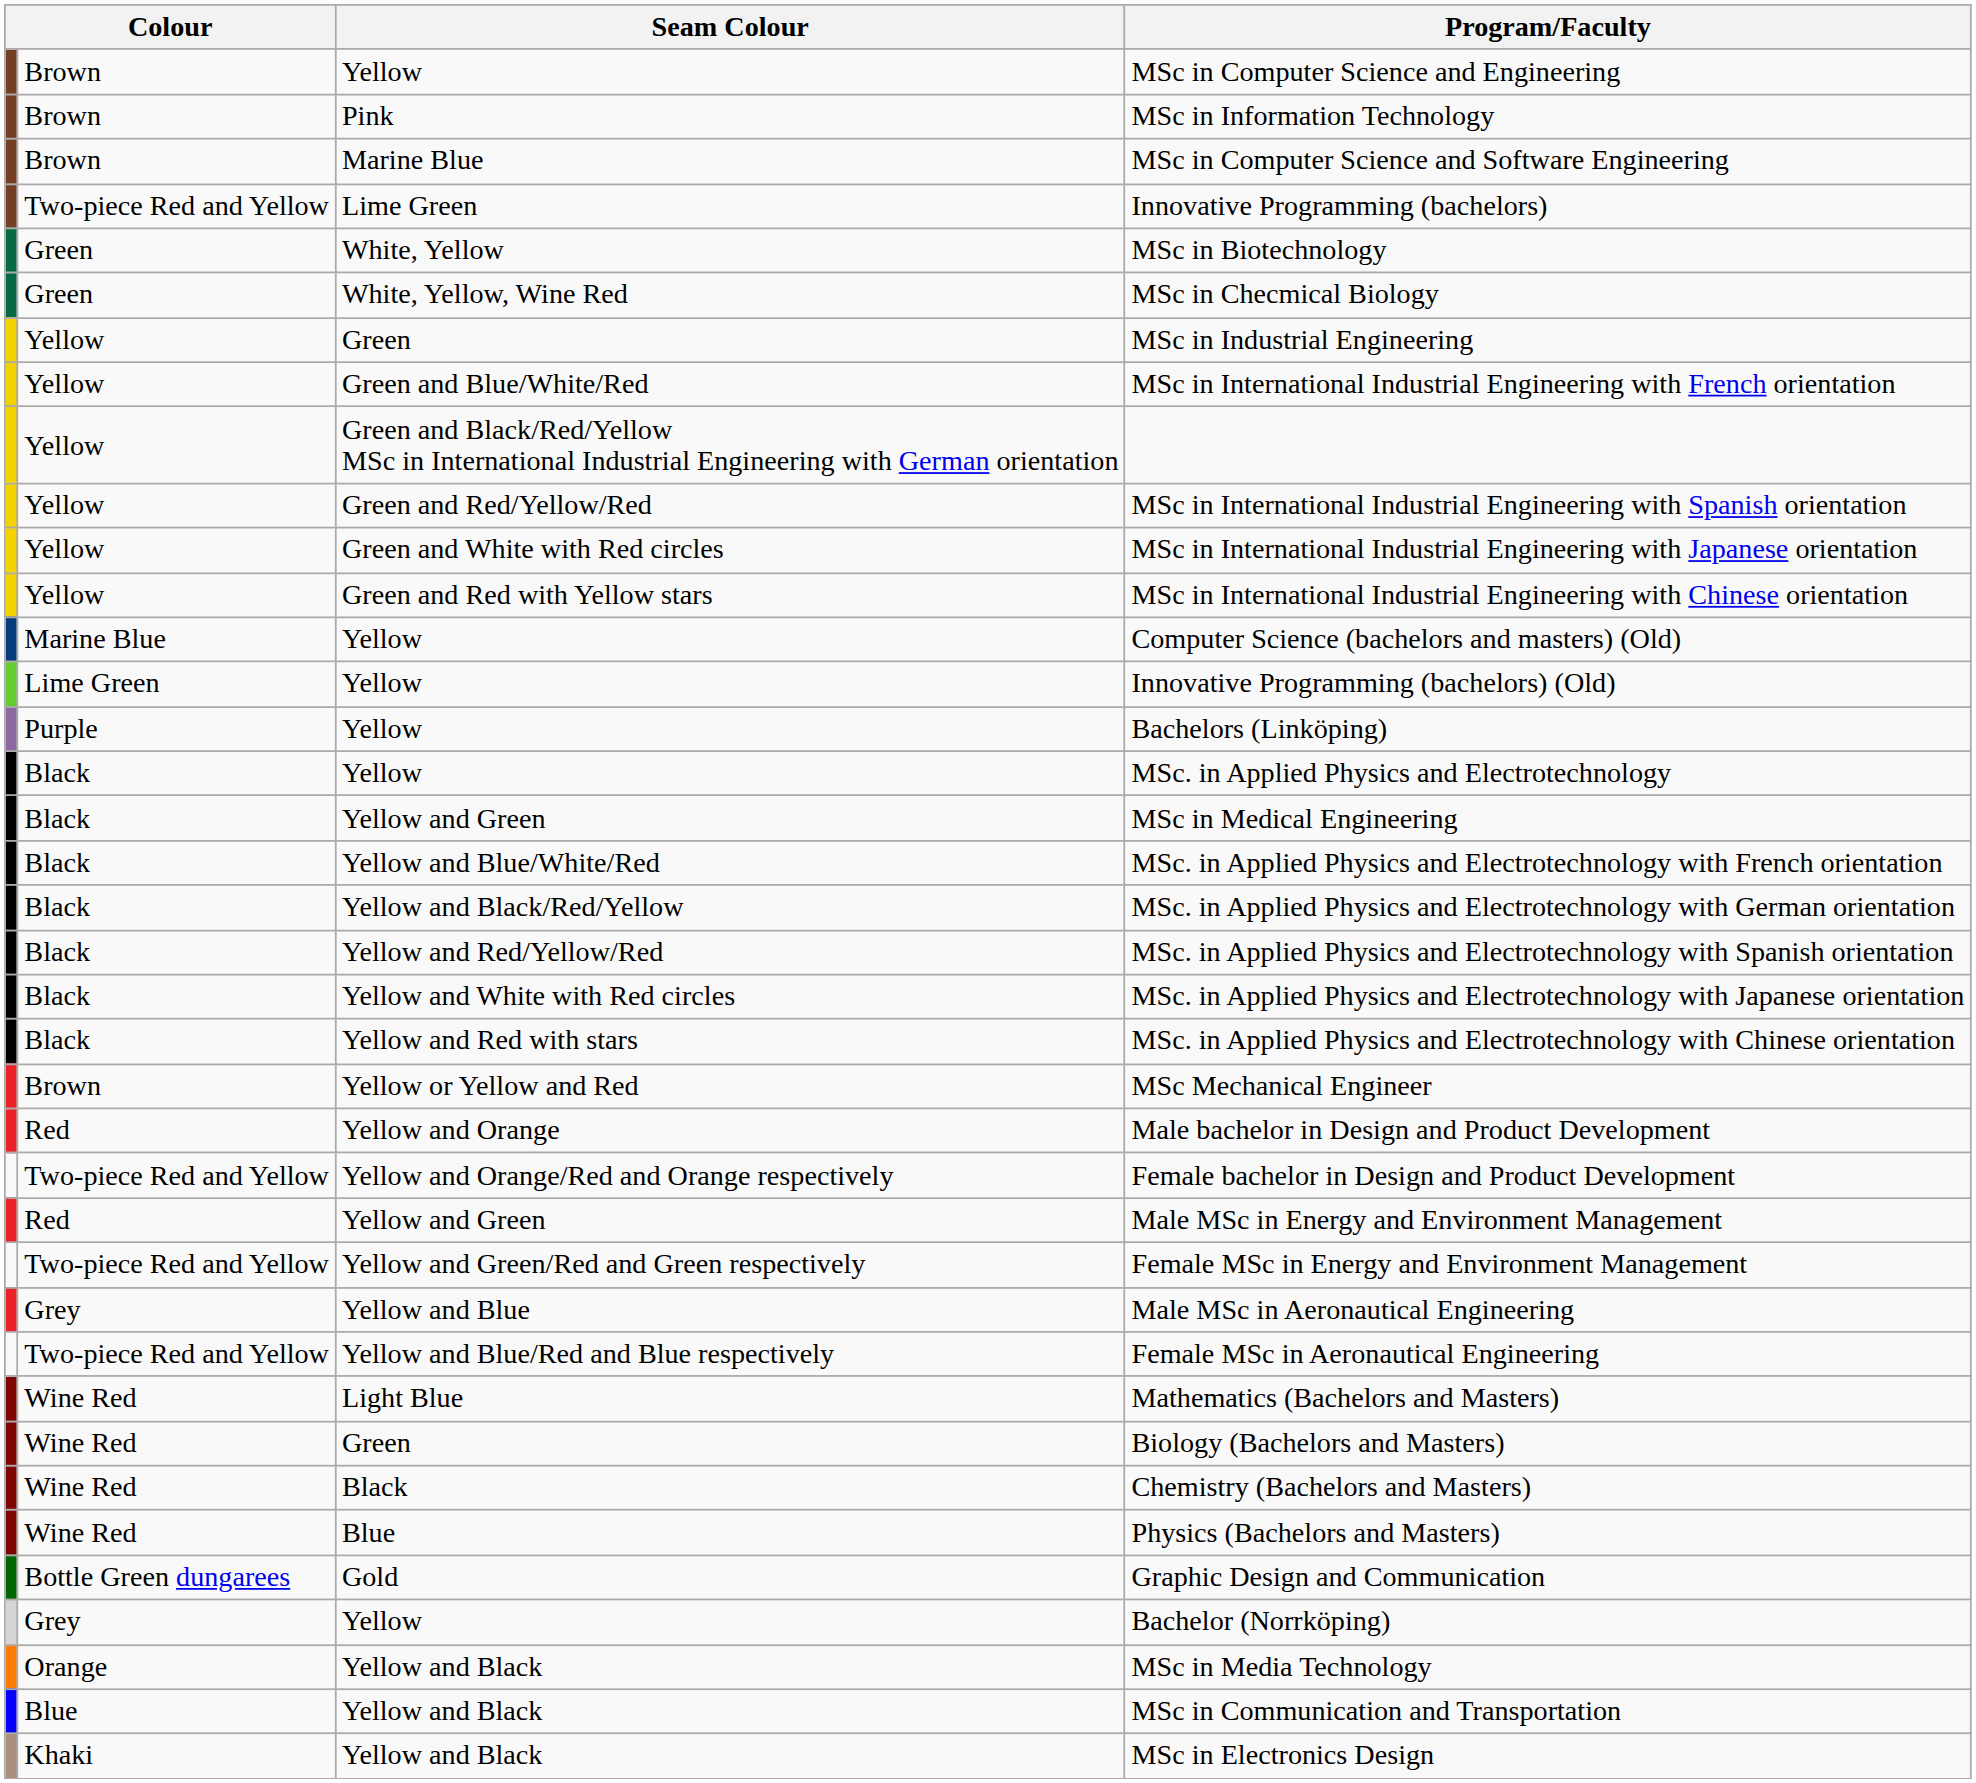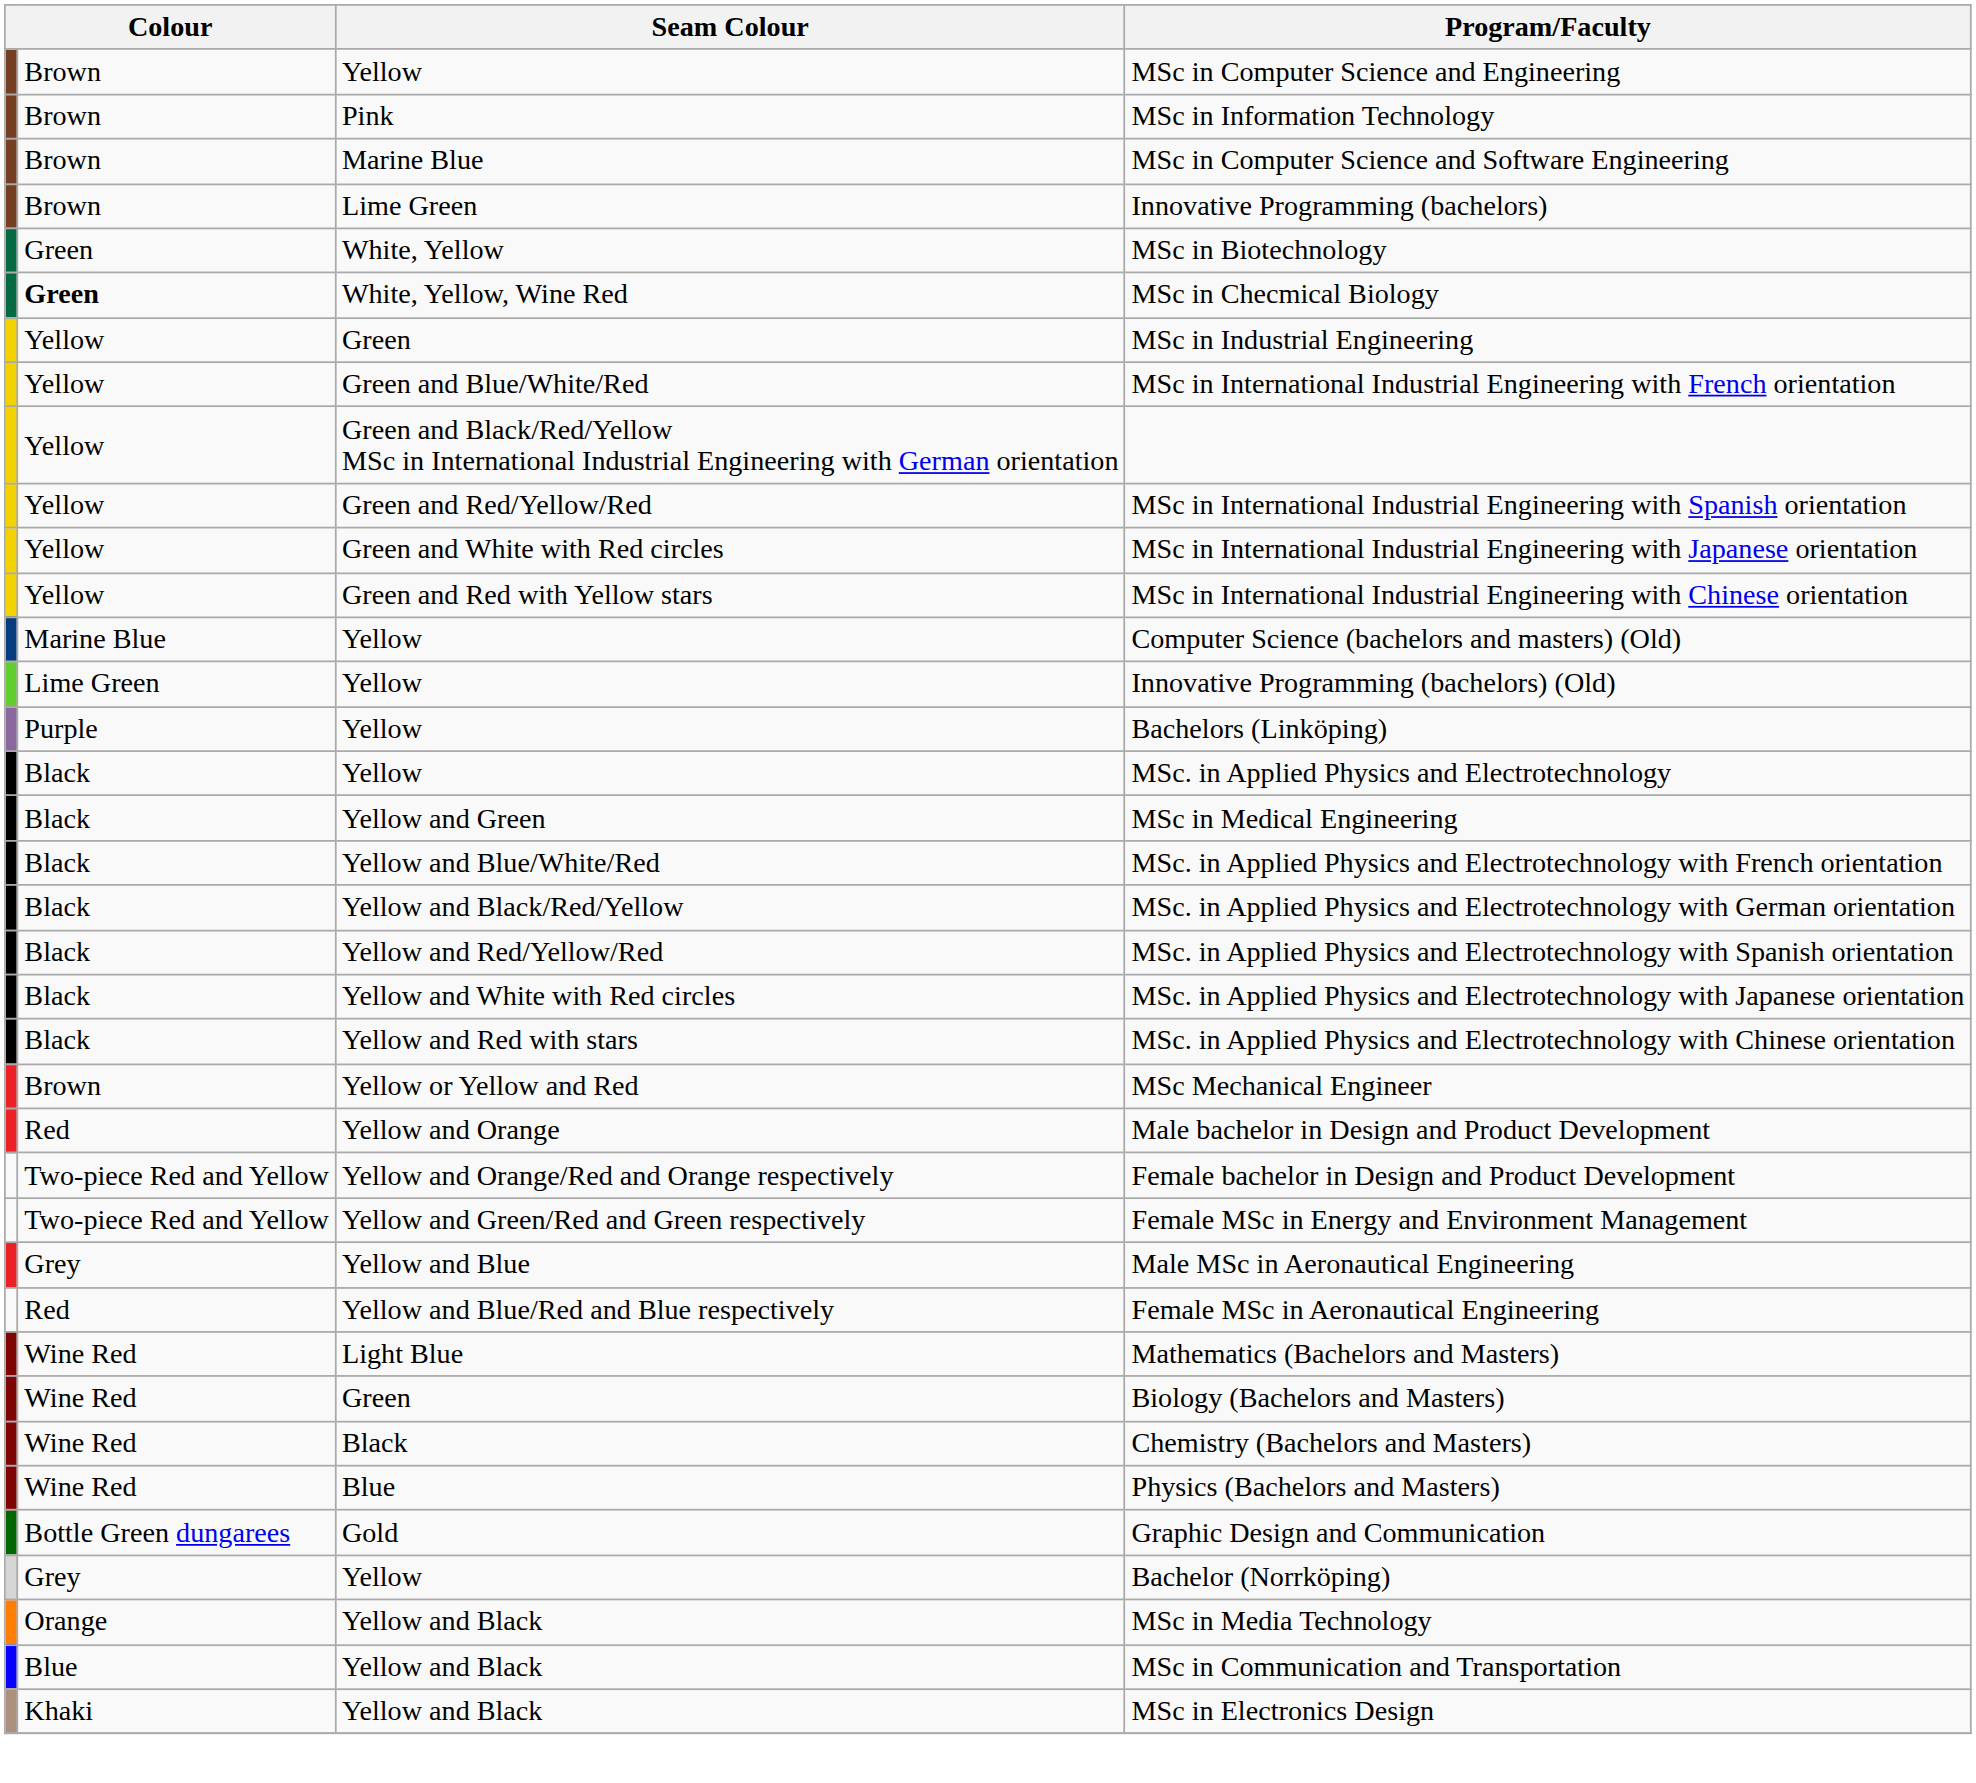(177, 205) Two-piece Red and Yellow -> (63, 205) Brown
(59, 294) normal -> (62, 294) bold
- row: (444, 1219)
(177, 1353) Two-piece Red and Yellow -> (47, 1308) Red
